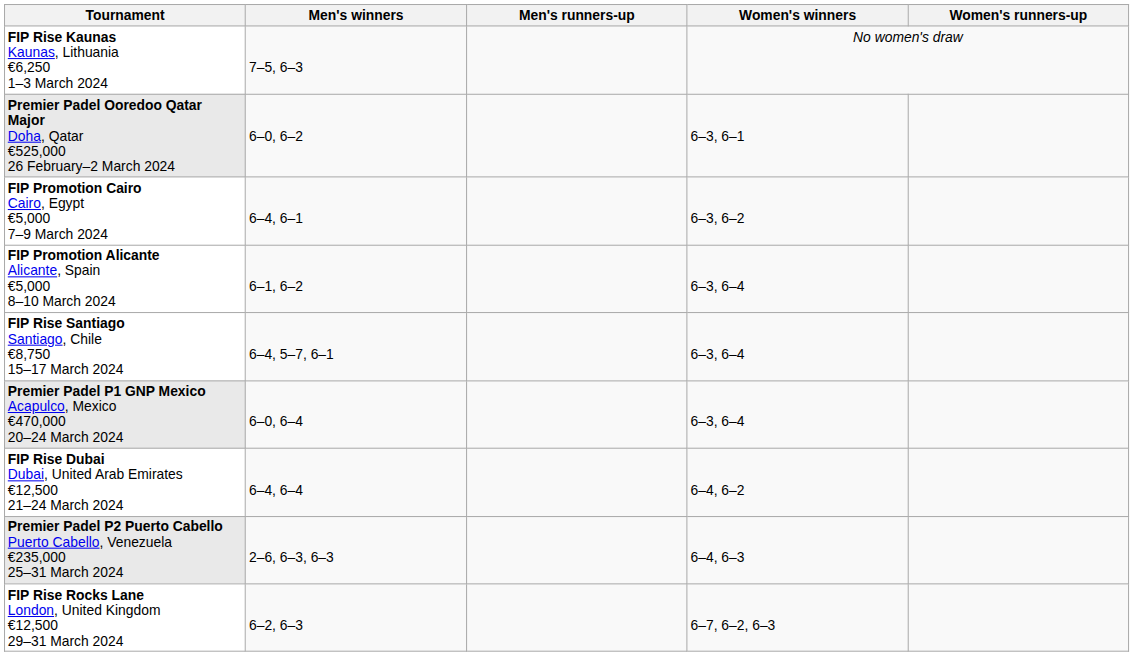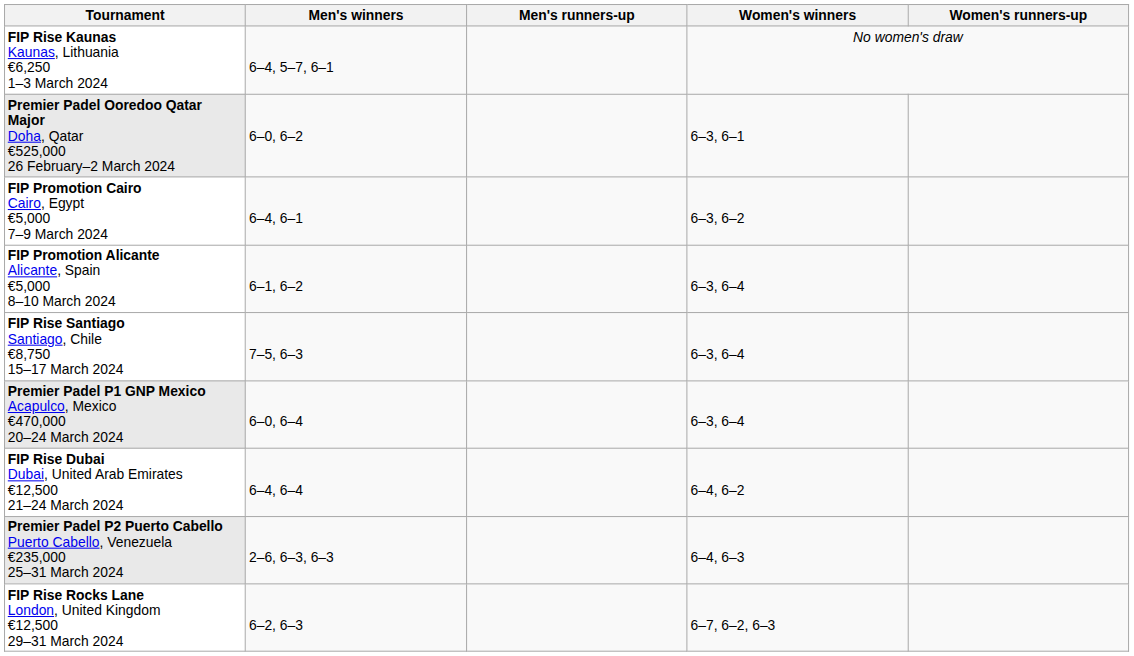(276, 68) 7–5, 6–3 -> (291, 68) 6–4, 5–7, 6–1
(291, 354) 6–4, 5–7, 6–1 -> (276, 354) 7–5, 6–3
